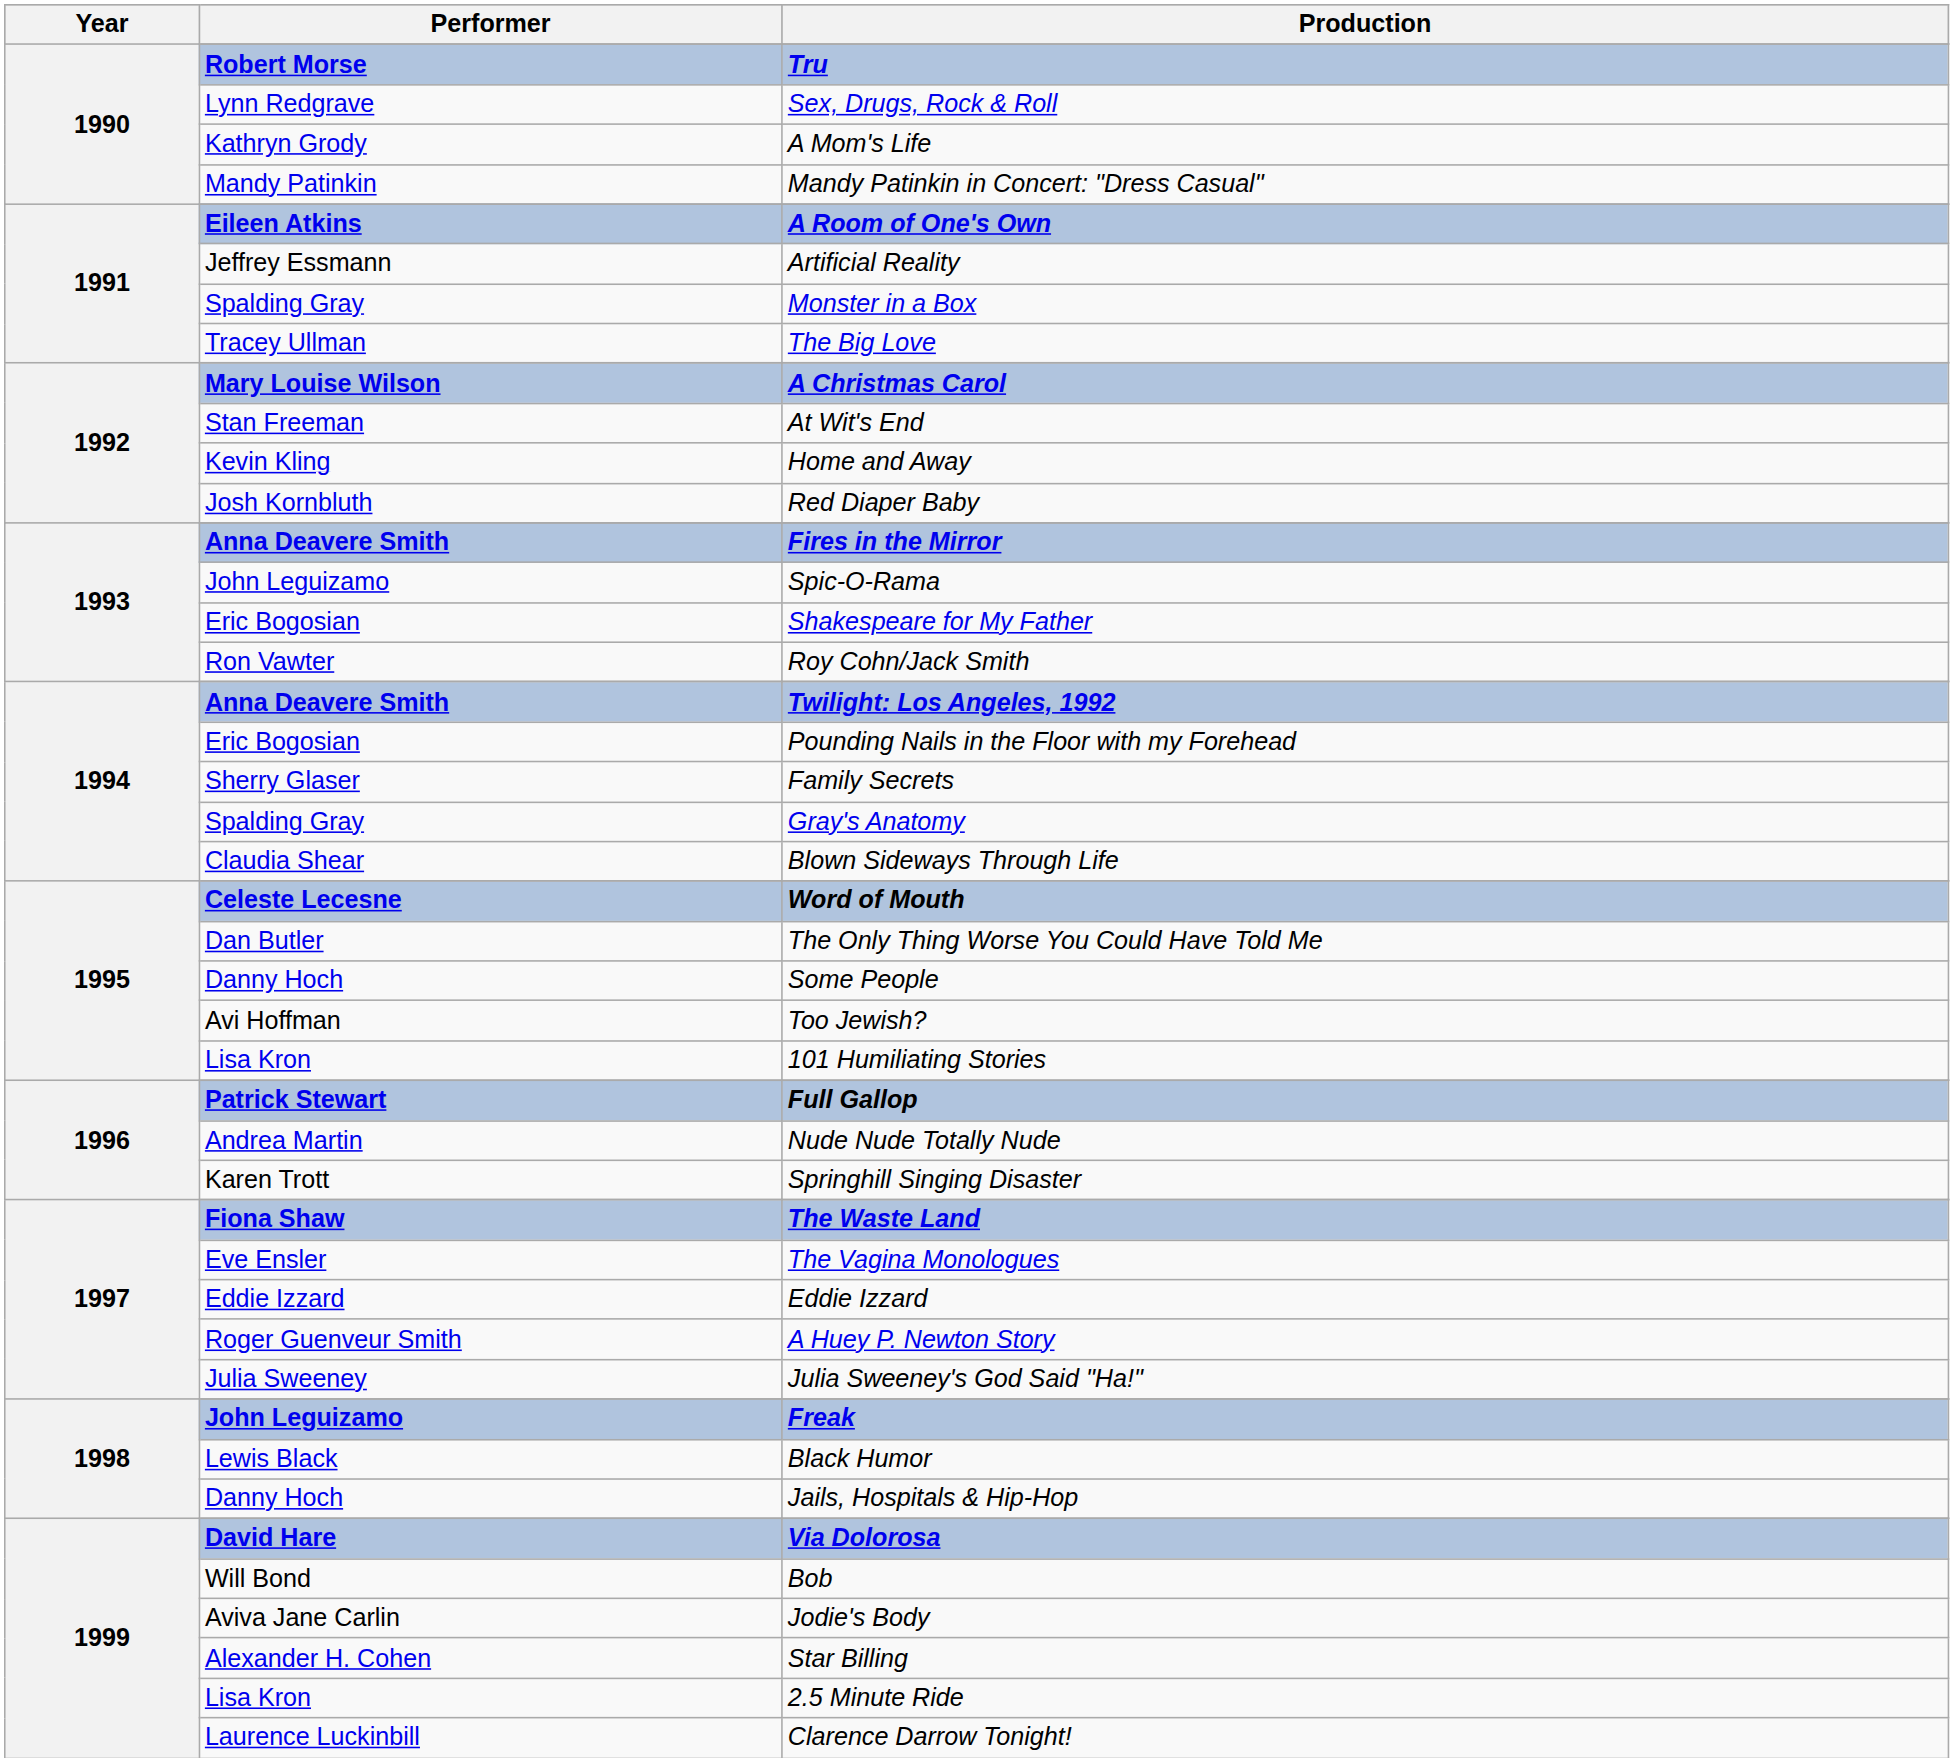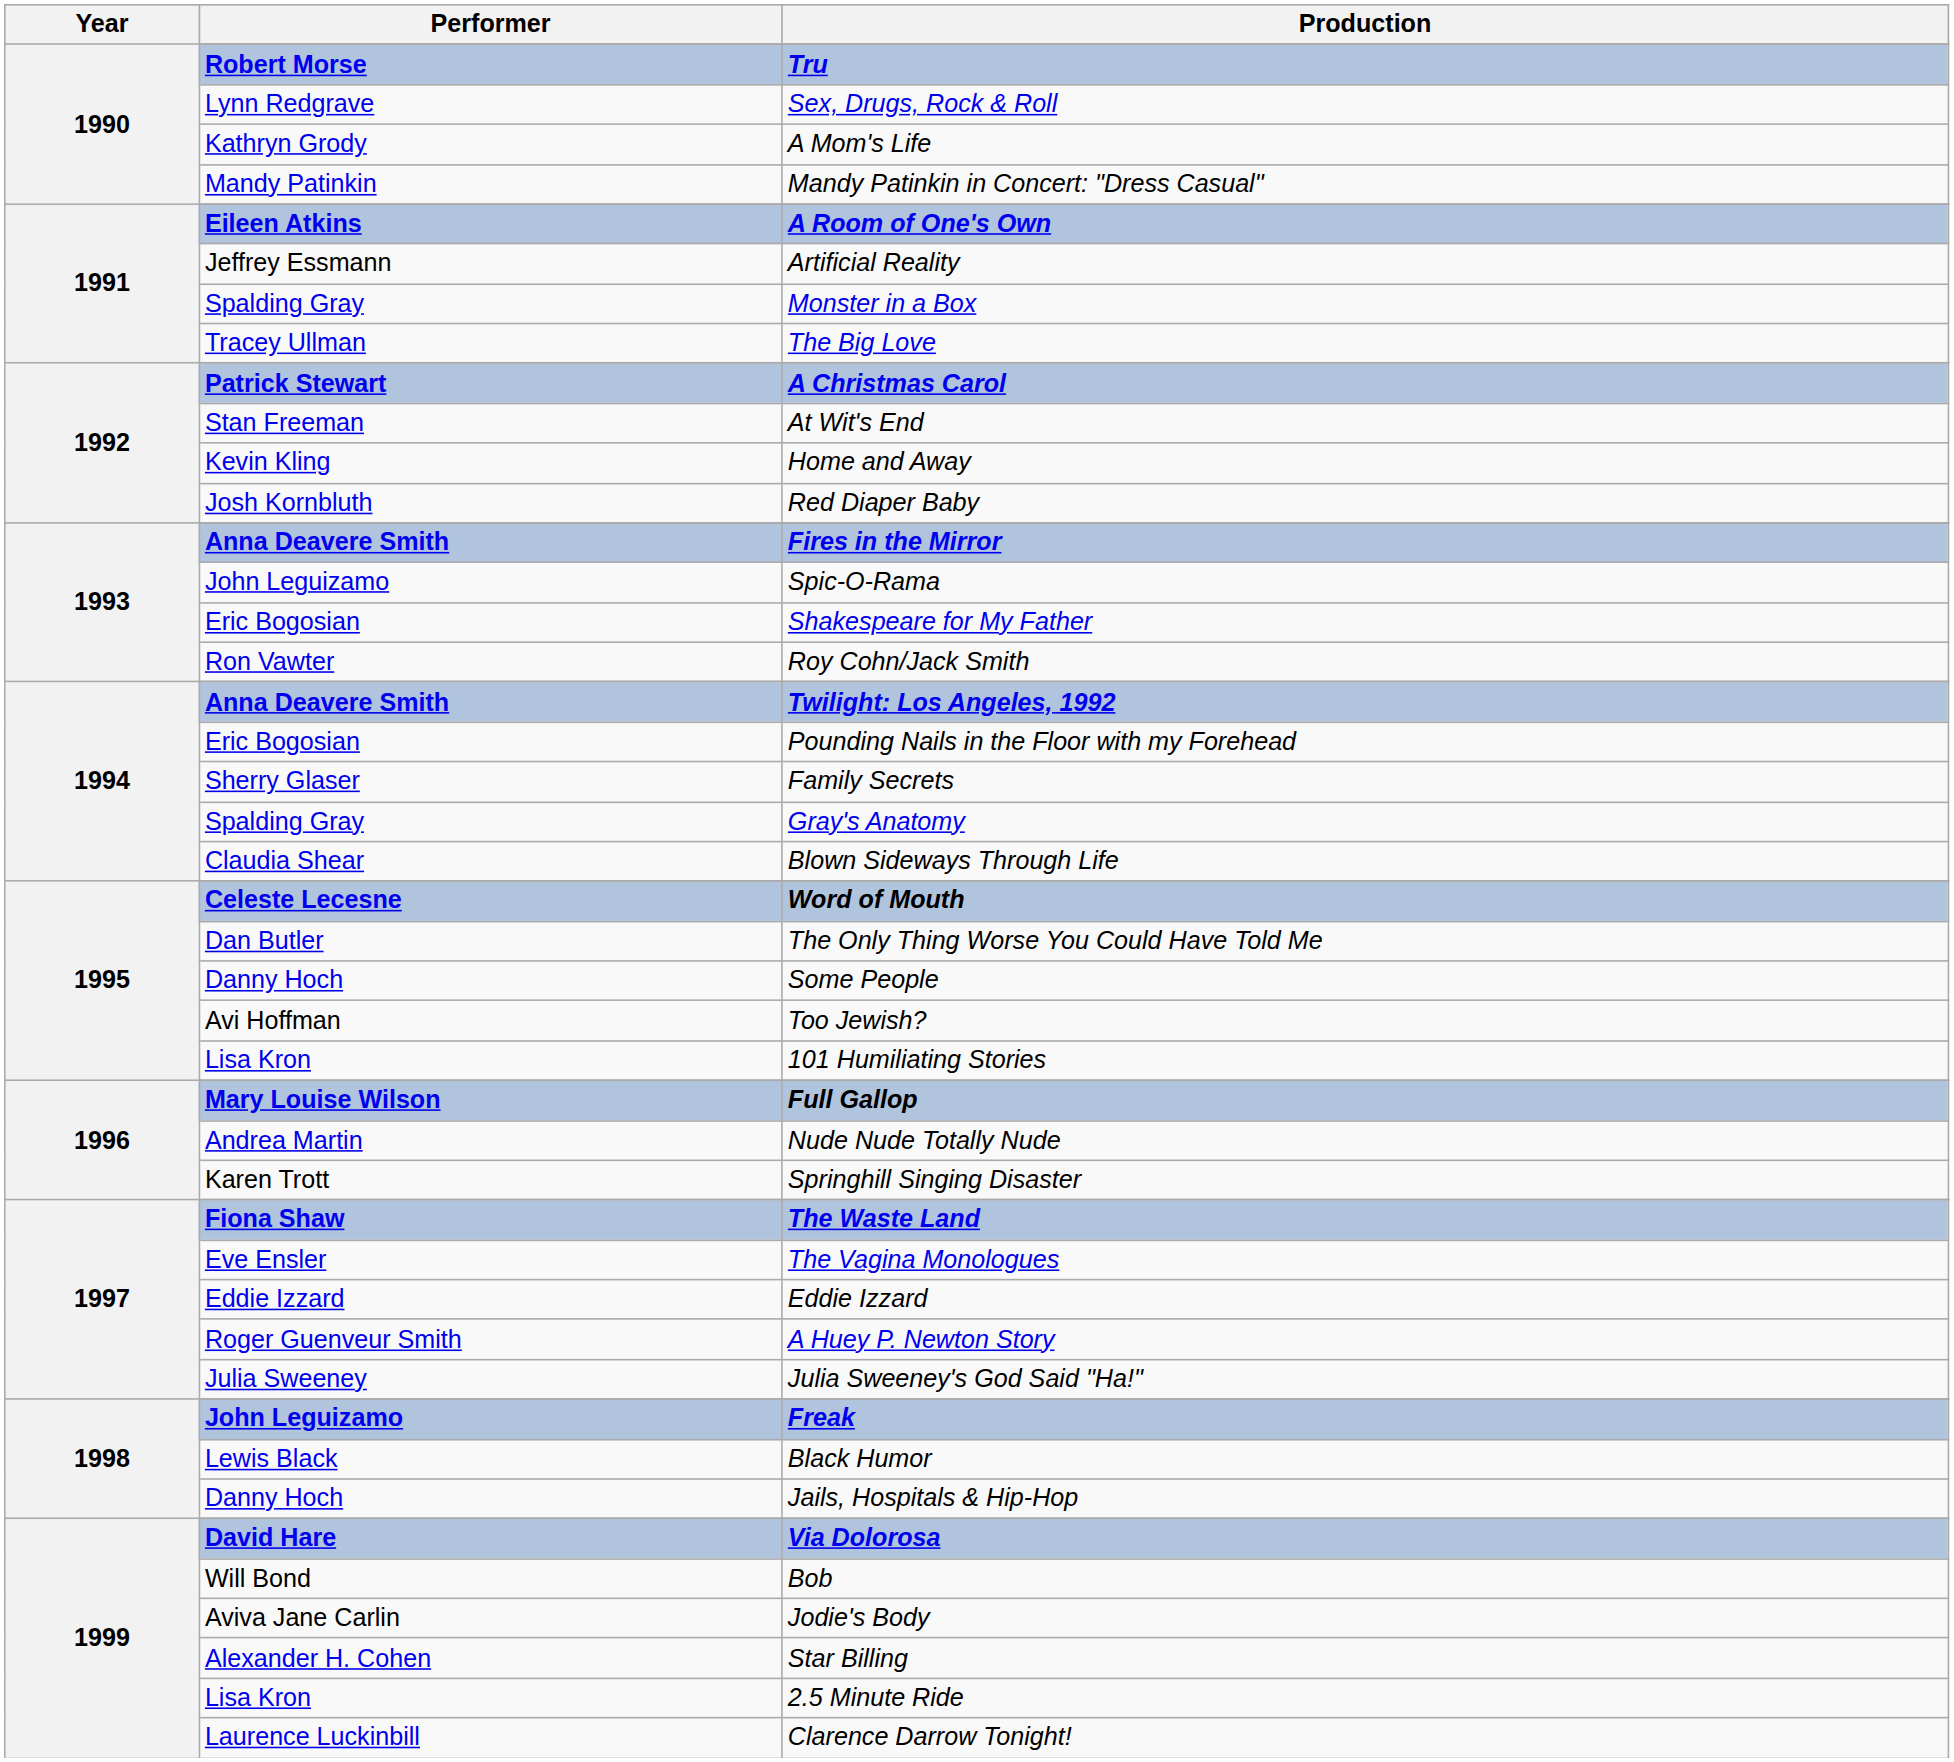(323, 382) Mary Louise Wilson -> (296, 382) Patrick Stewart
(296, 1100) Patrick Stewart -> (323, 1100) Mary Louise Wilson
